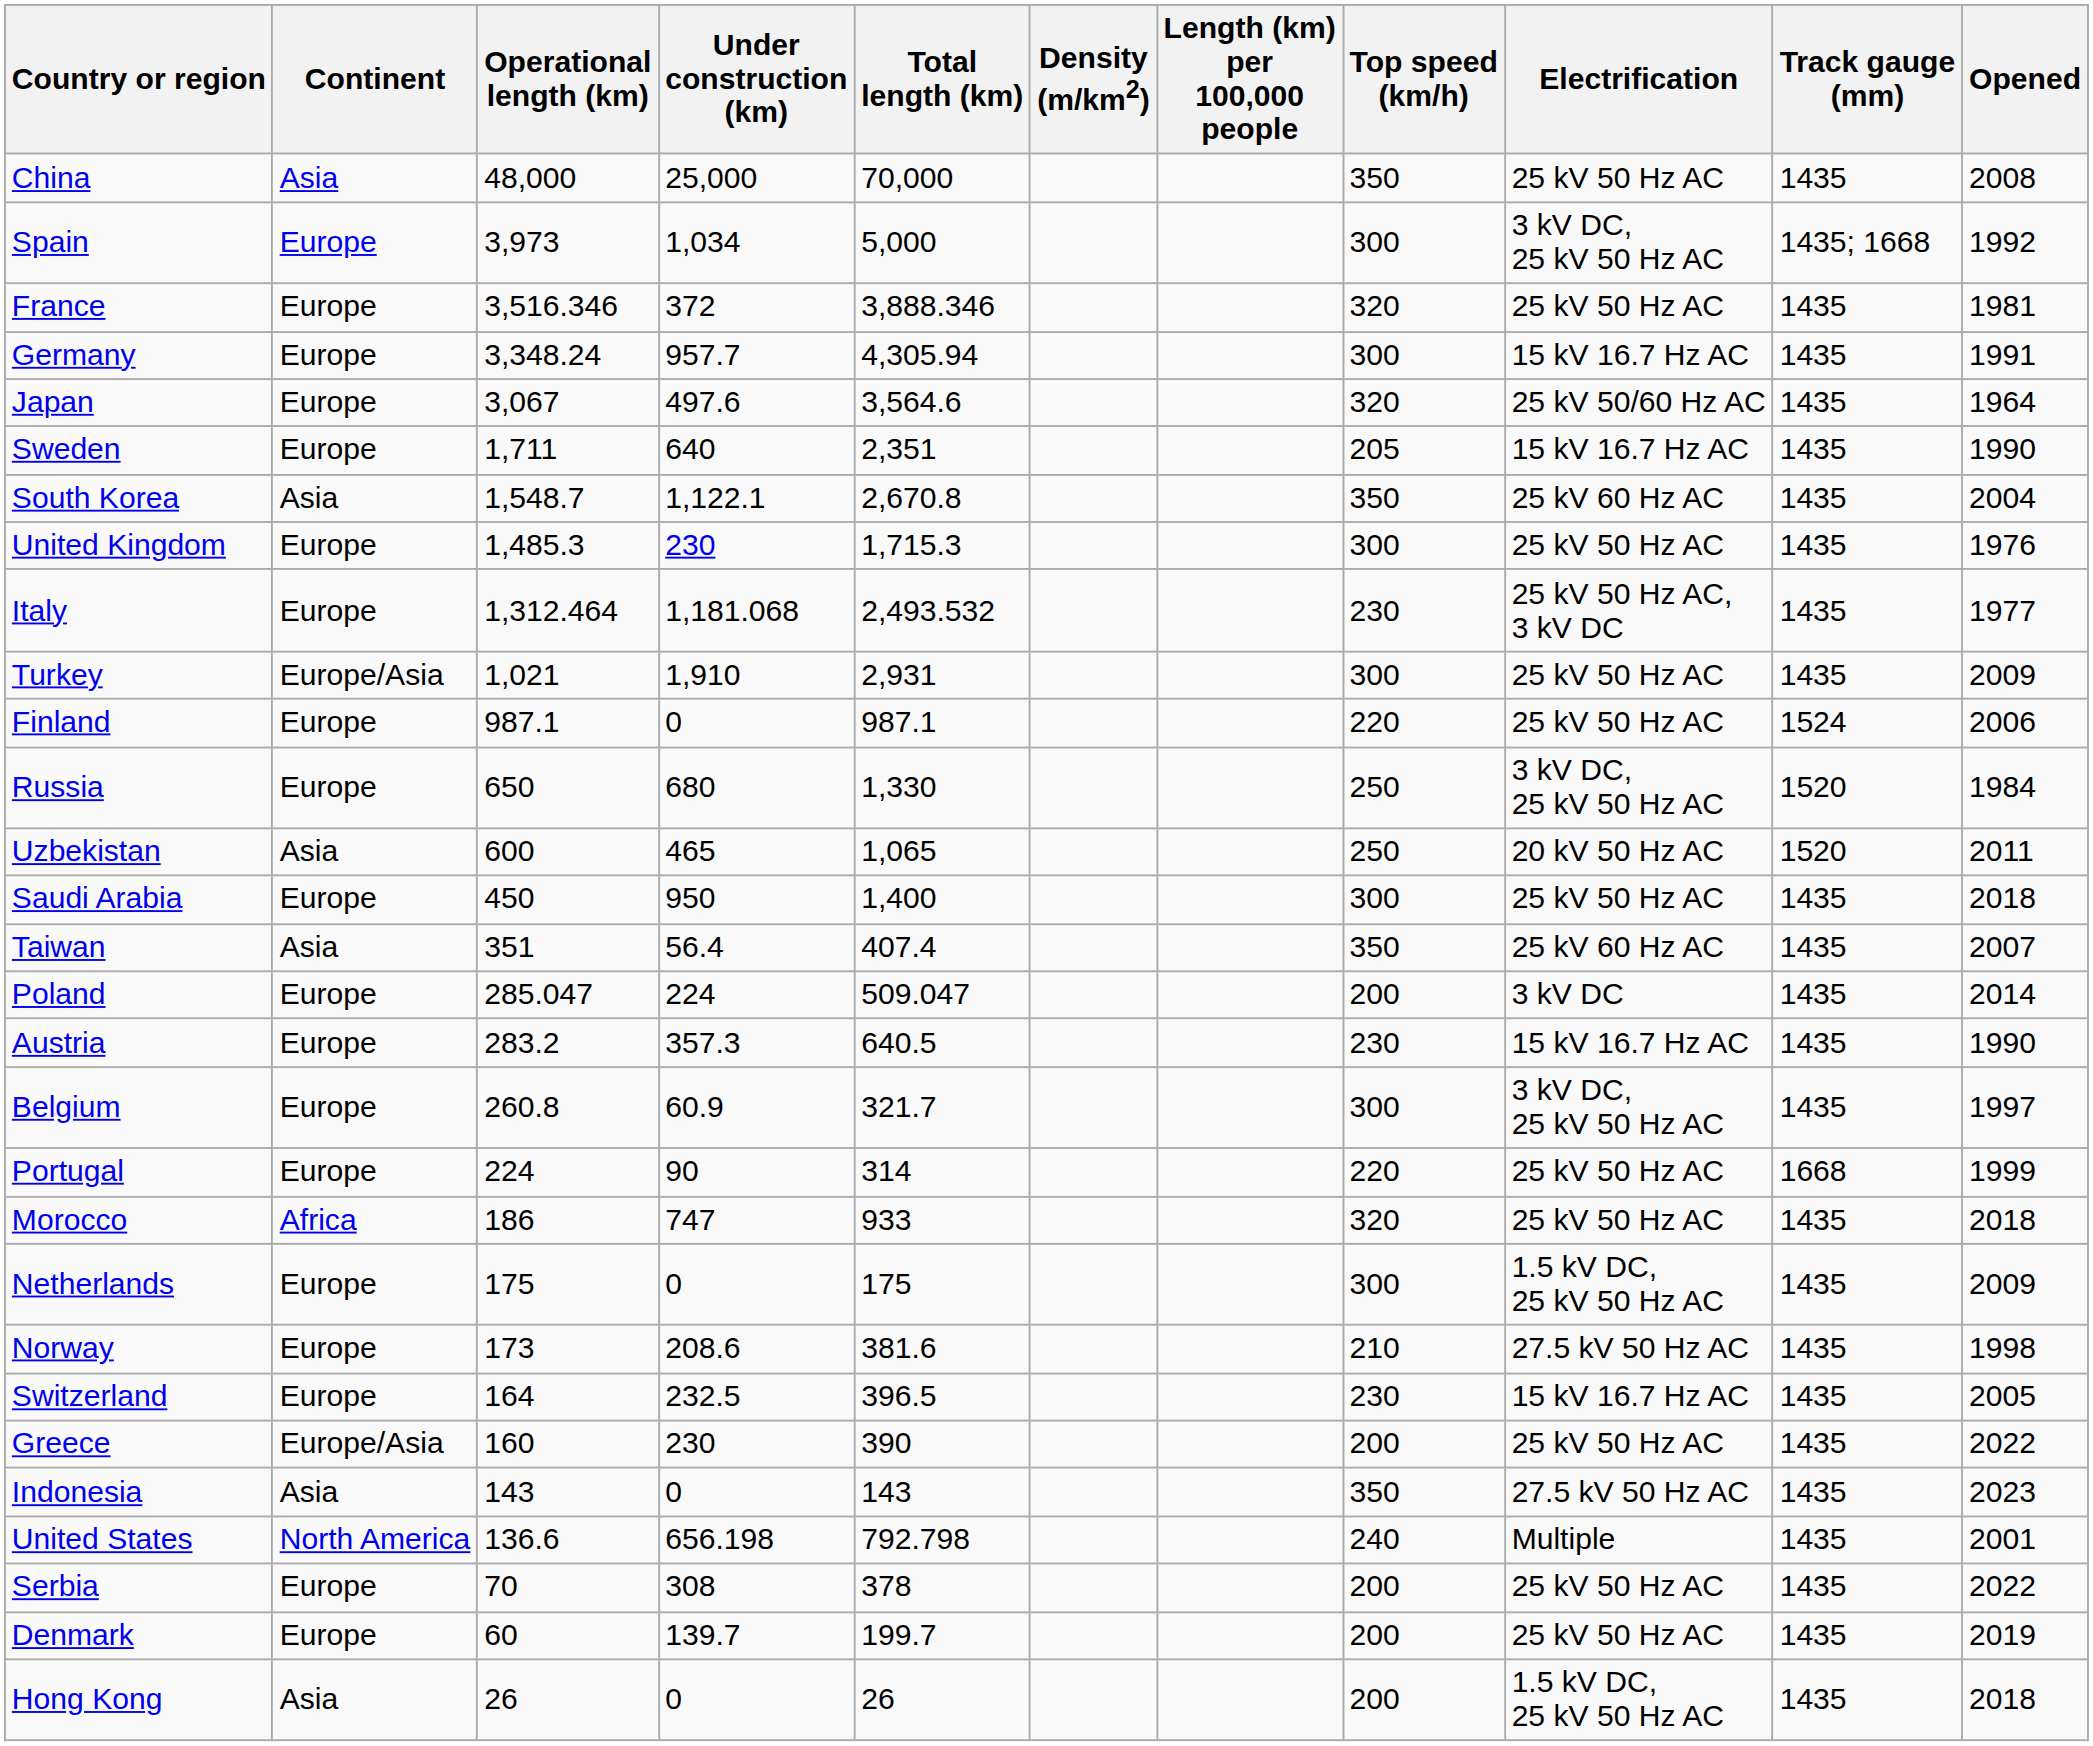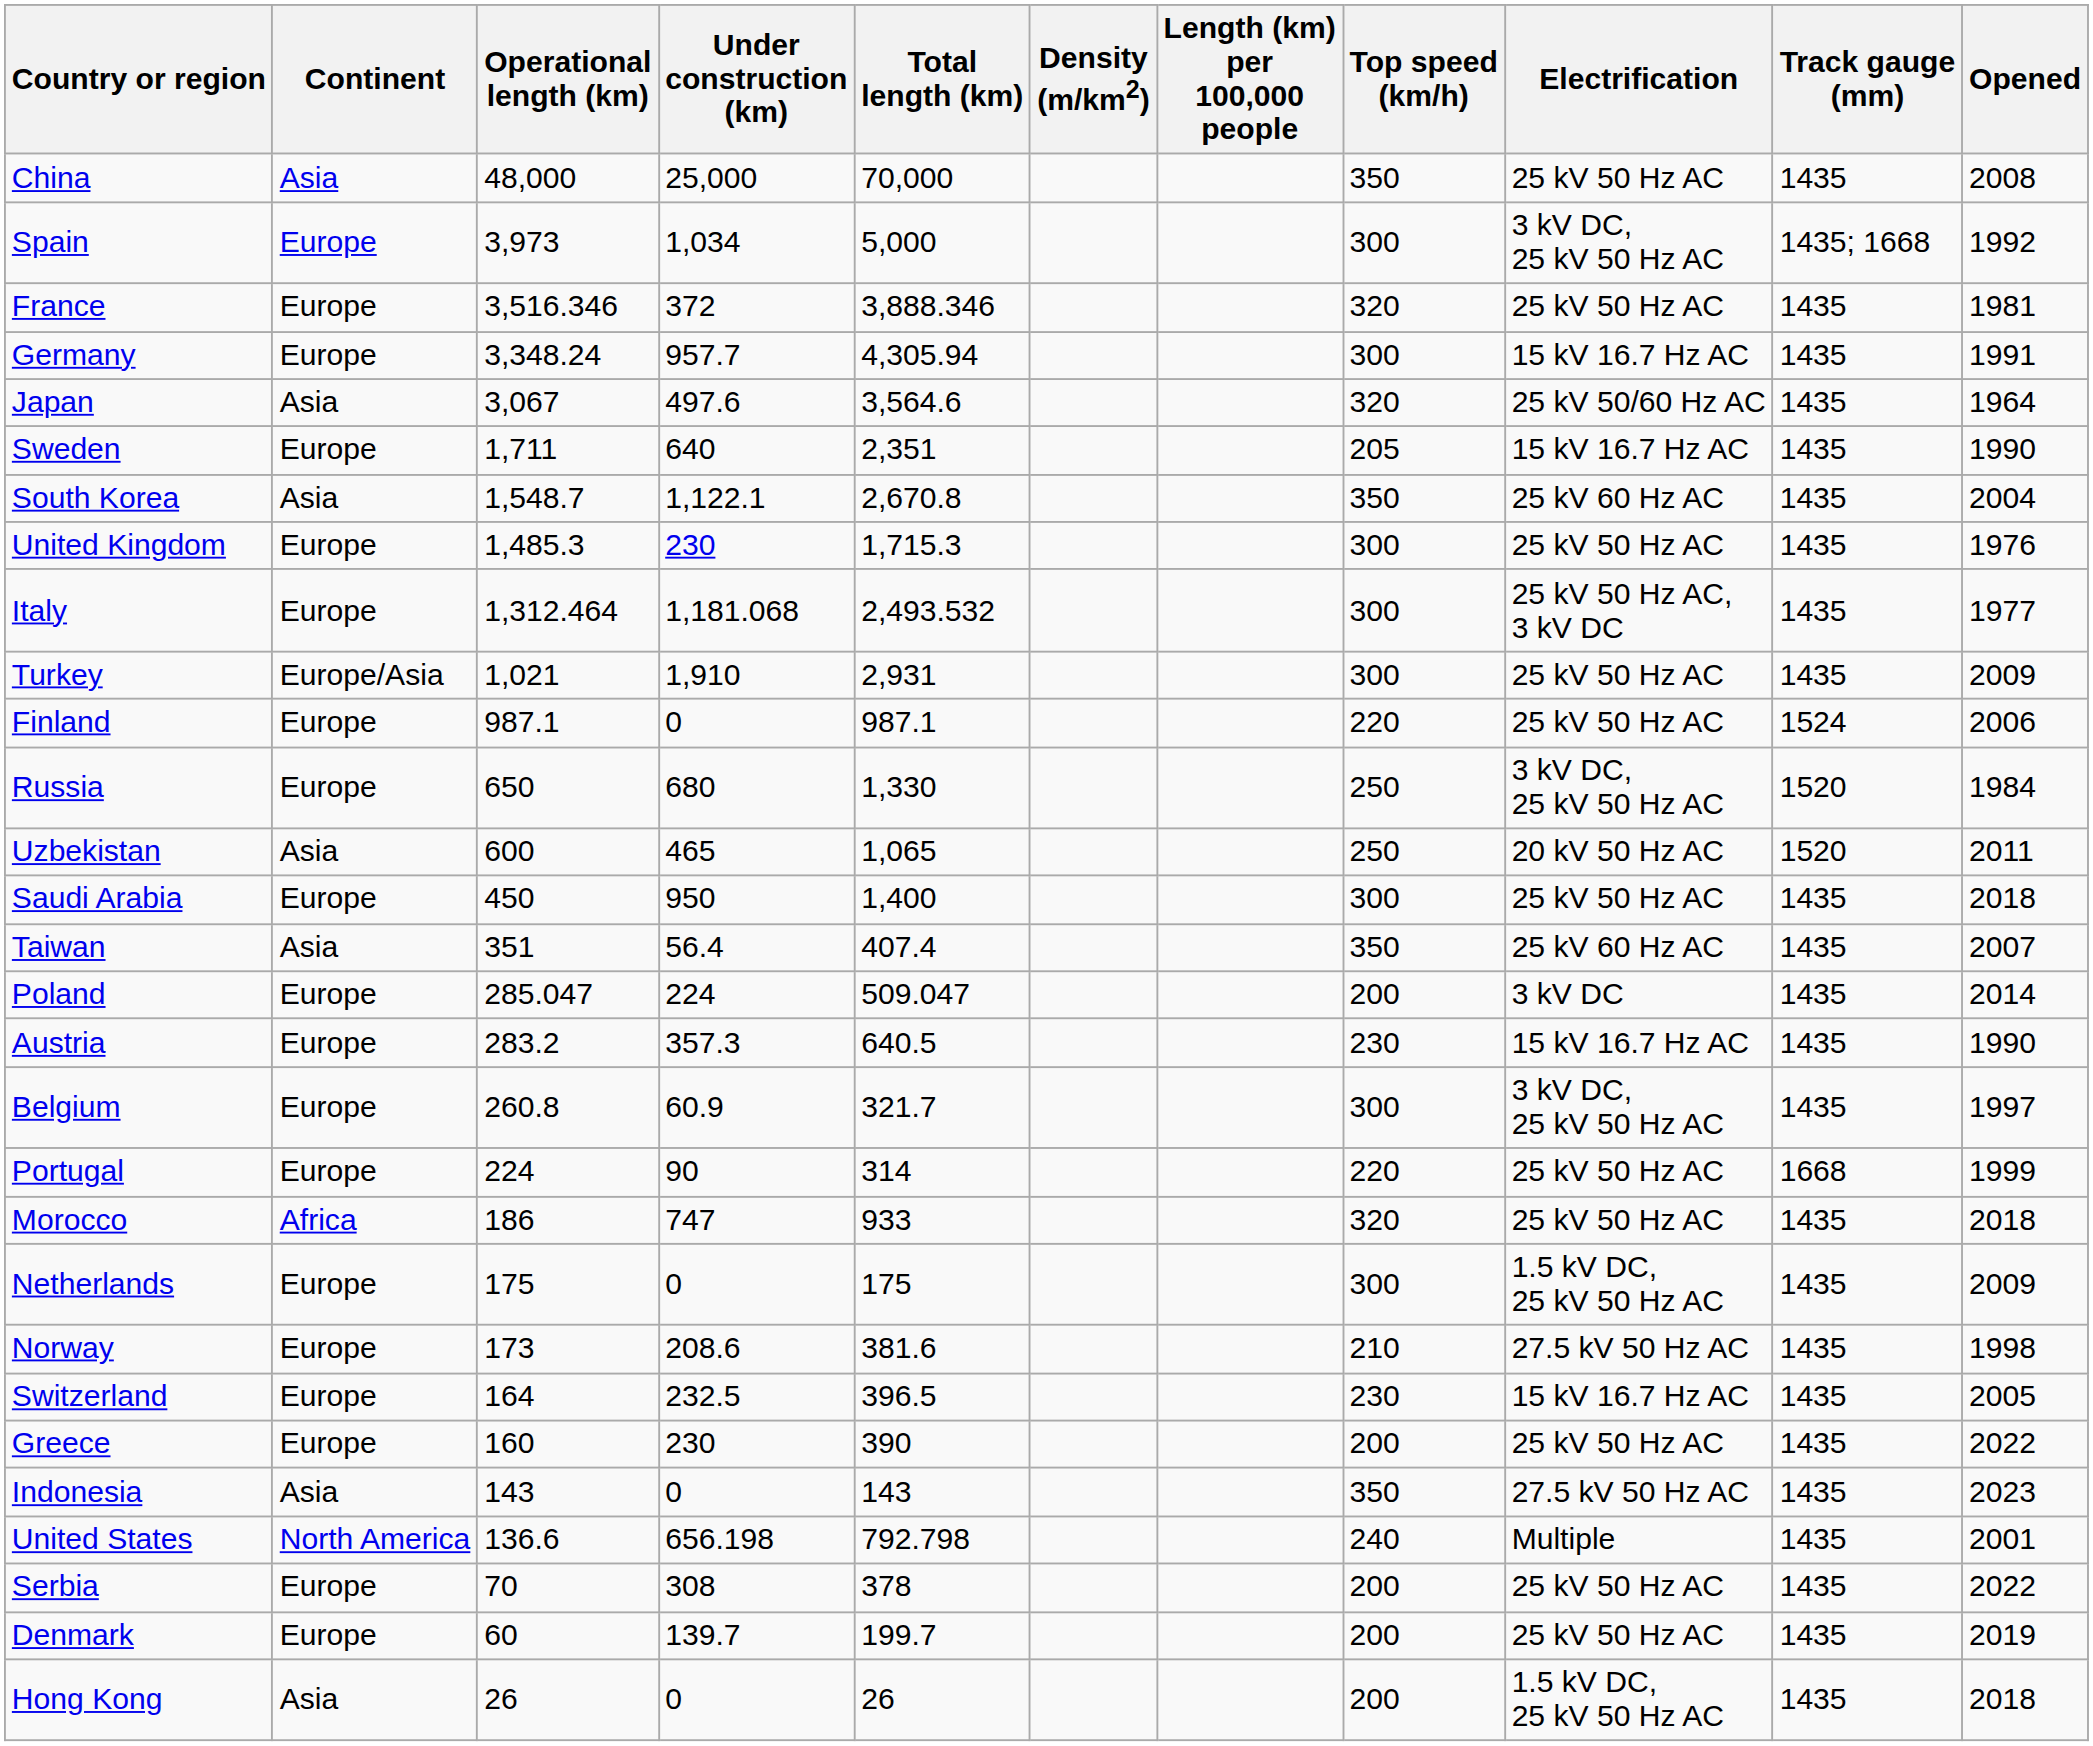(328, 402) Europe -> (309, 402) Asia
(1375, 609) 230 -> (1375, 609) 300
(362, 1443) Europe/Asia -> (328, 1443) Europe
